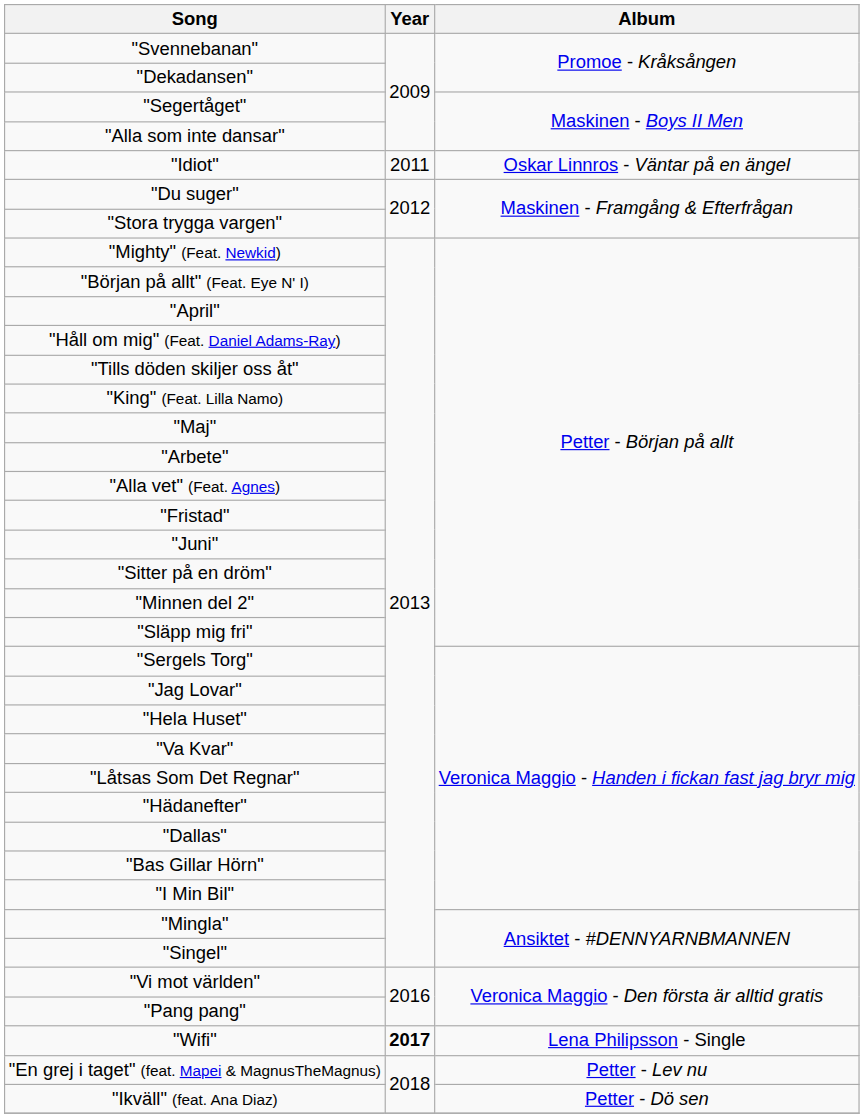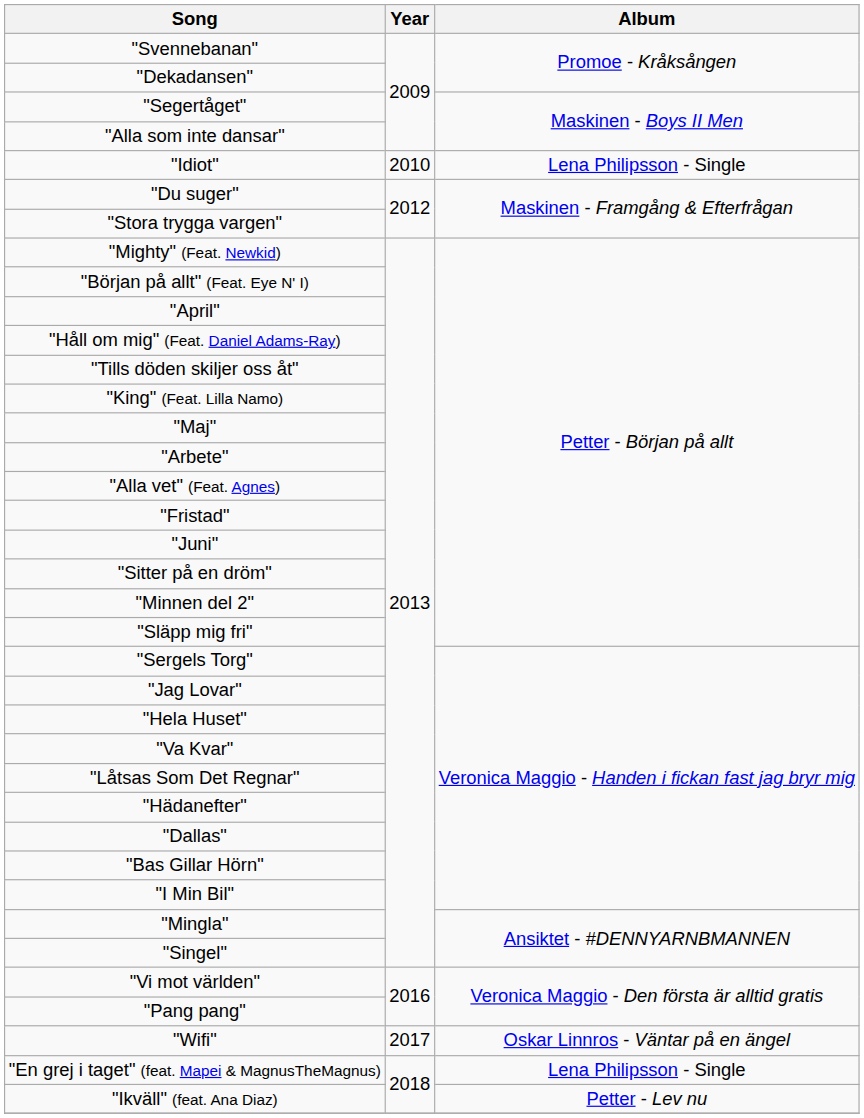(410, 164) 2011 -> (410, 164) 2010
(647, 164) Oskar Linnros - Väntar på en ängel -> (647, 164) Lena Philipsson - Single
(410, 1040) bold -> (410, 1040) normal
(647, 1040) Lena Philipsson - Single -> (647, 1040) Oskar Linnros - Väntar på en ängel
(647, 1069) Petter - Lev nu -> (647, 1069) Lena Philipsson - Single
(647, 1098) Petter - Dö sen -> (647, 1098) Petter - Lev nu
